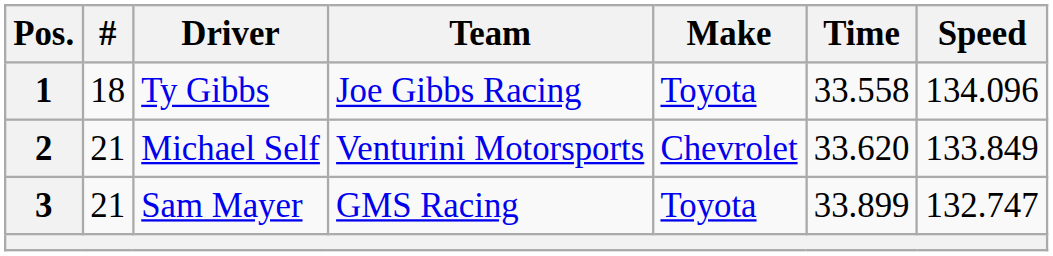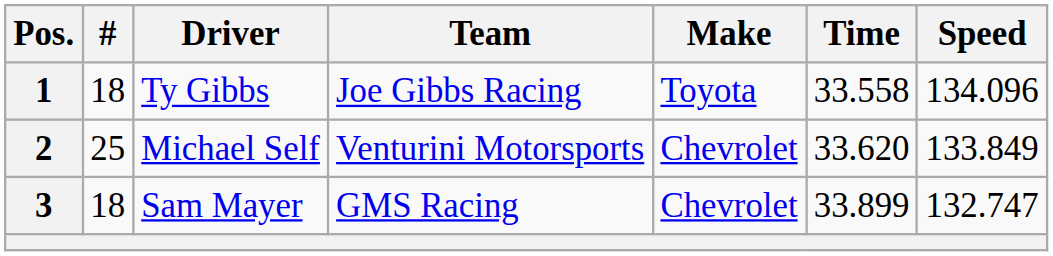(108, 148) 21 -> (108, 148) 25
(108, 205) 21 -> (108, 205) 18
(708, 205) Toyota -> (729, 205) Chevrolet
